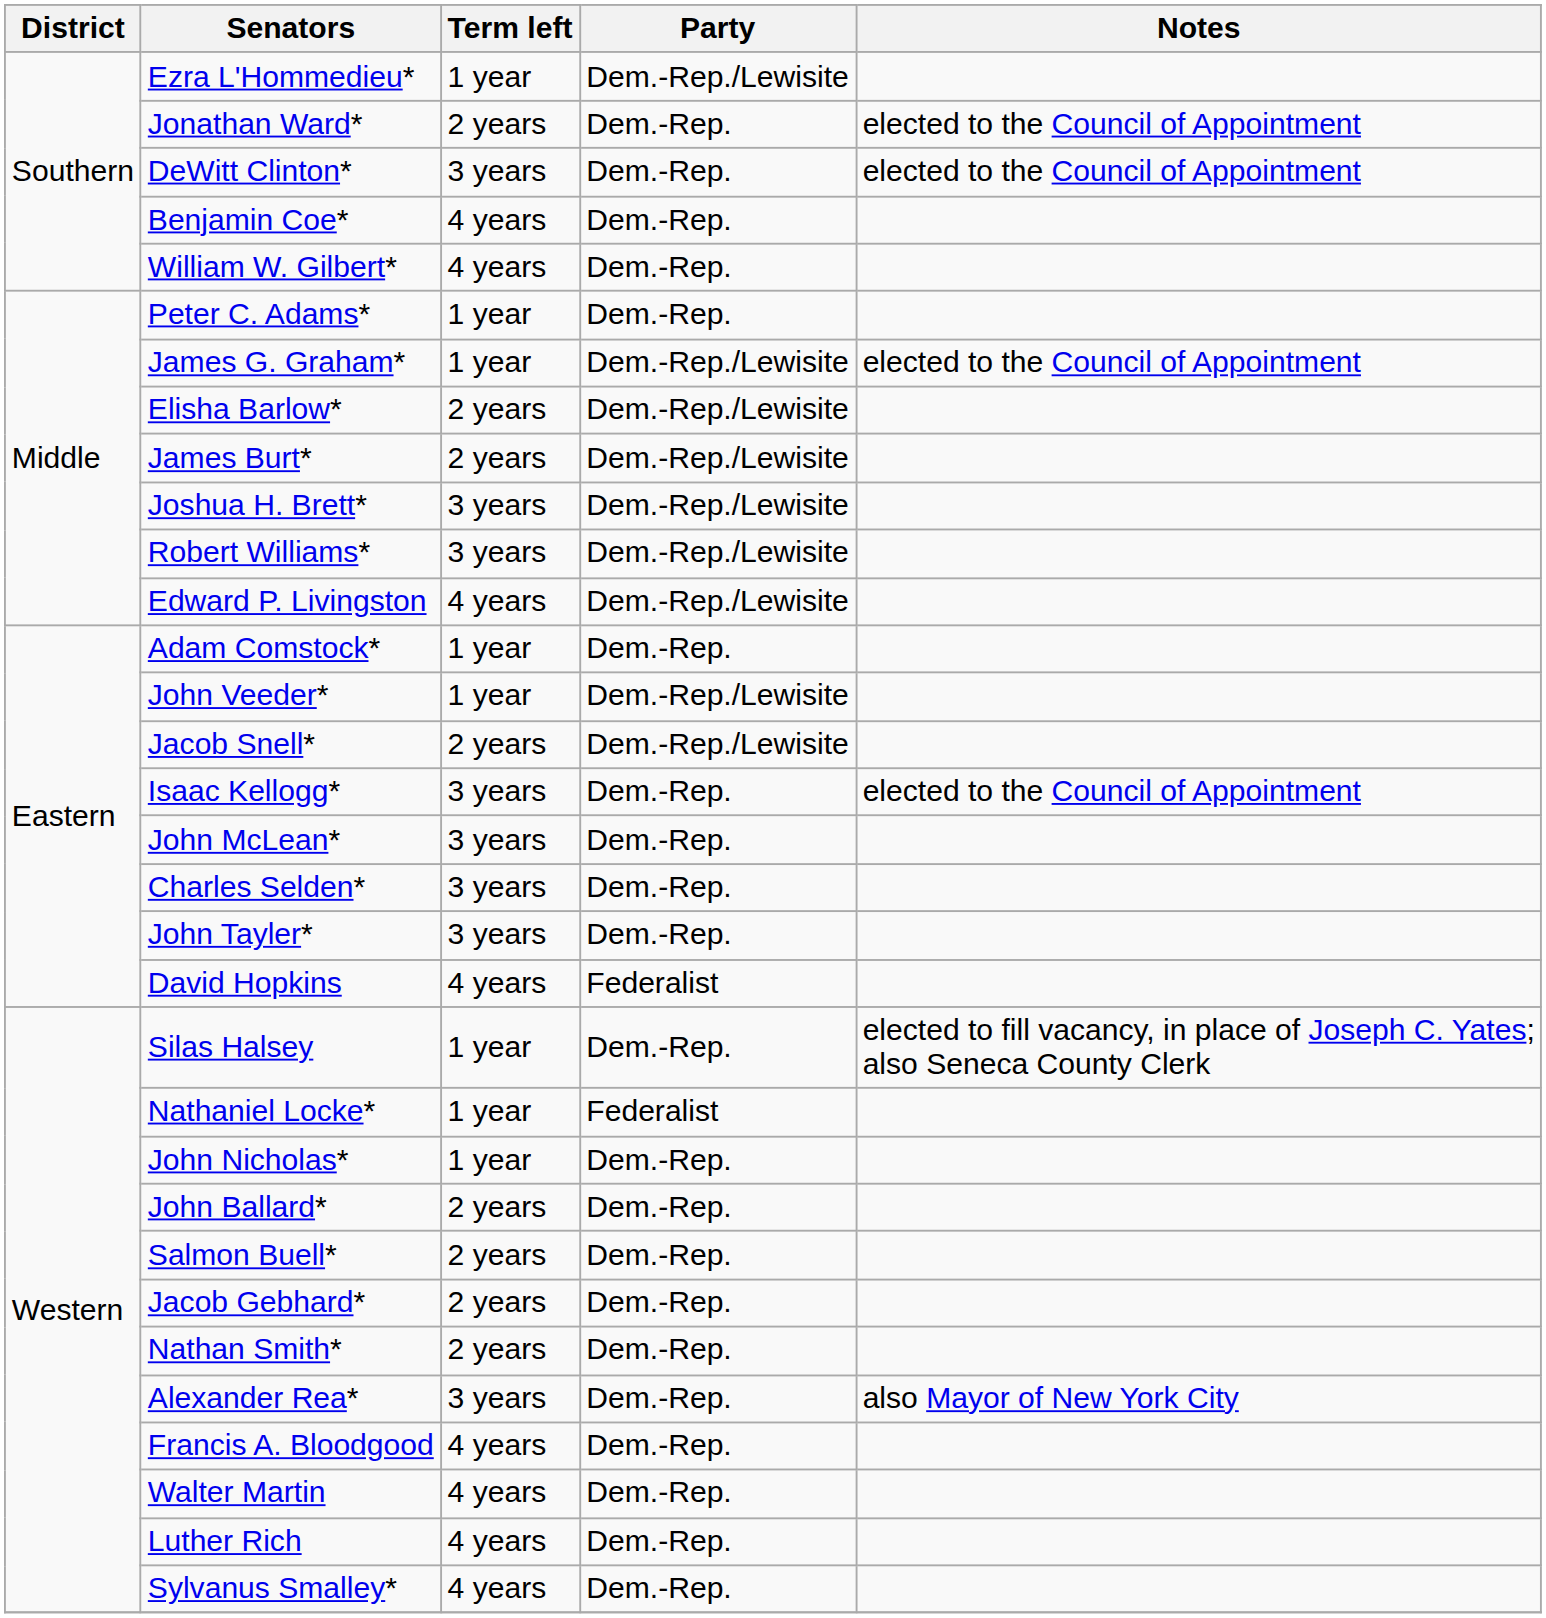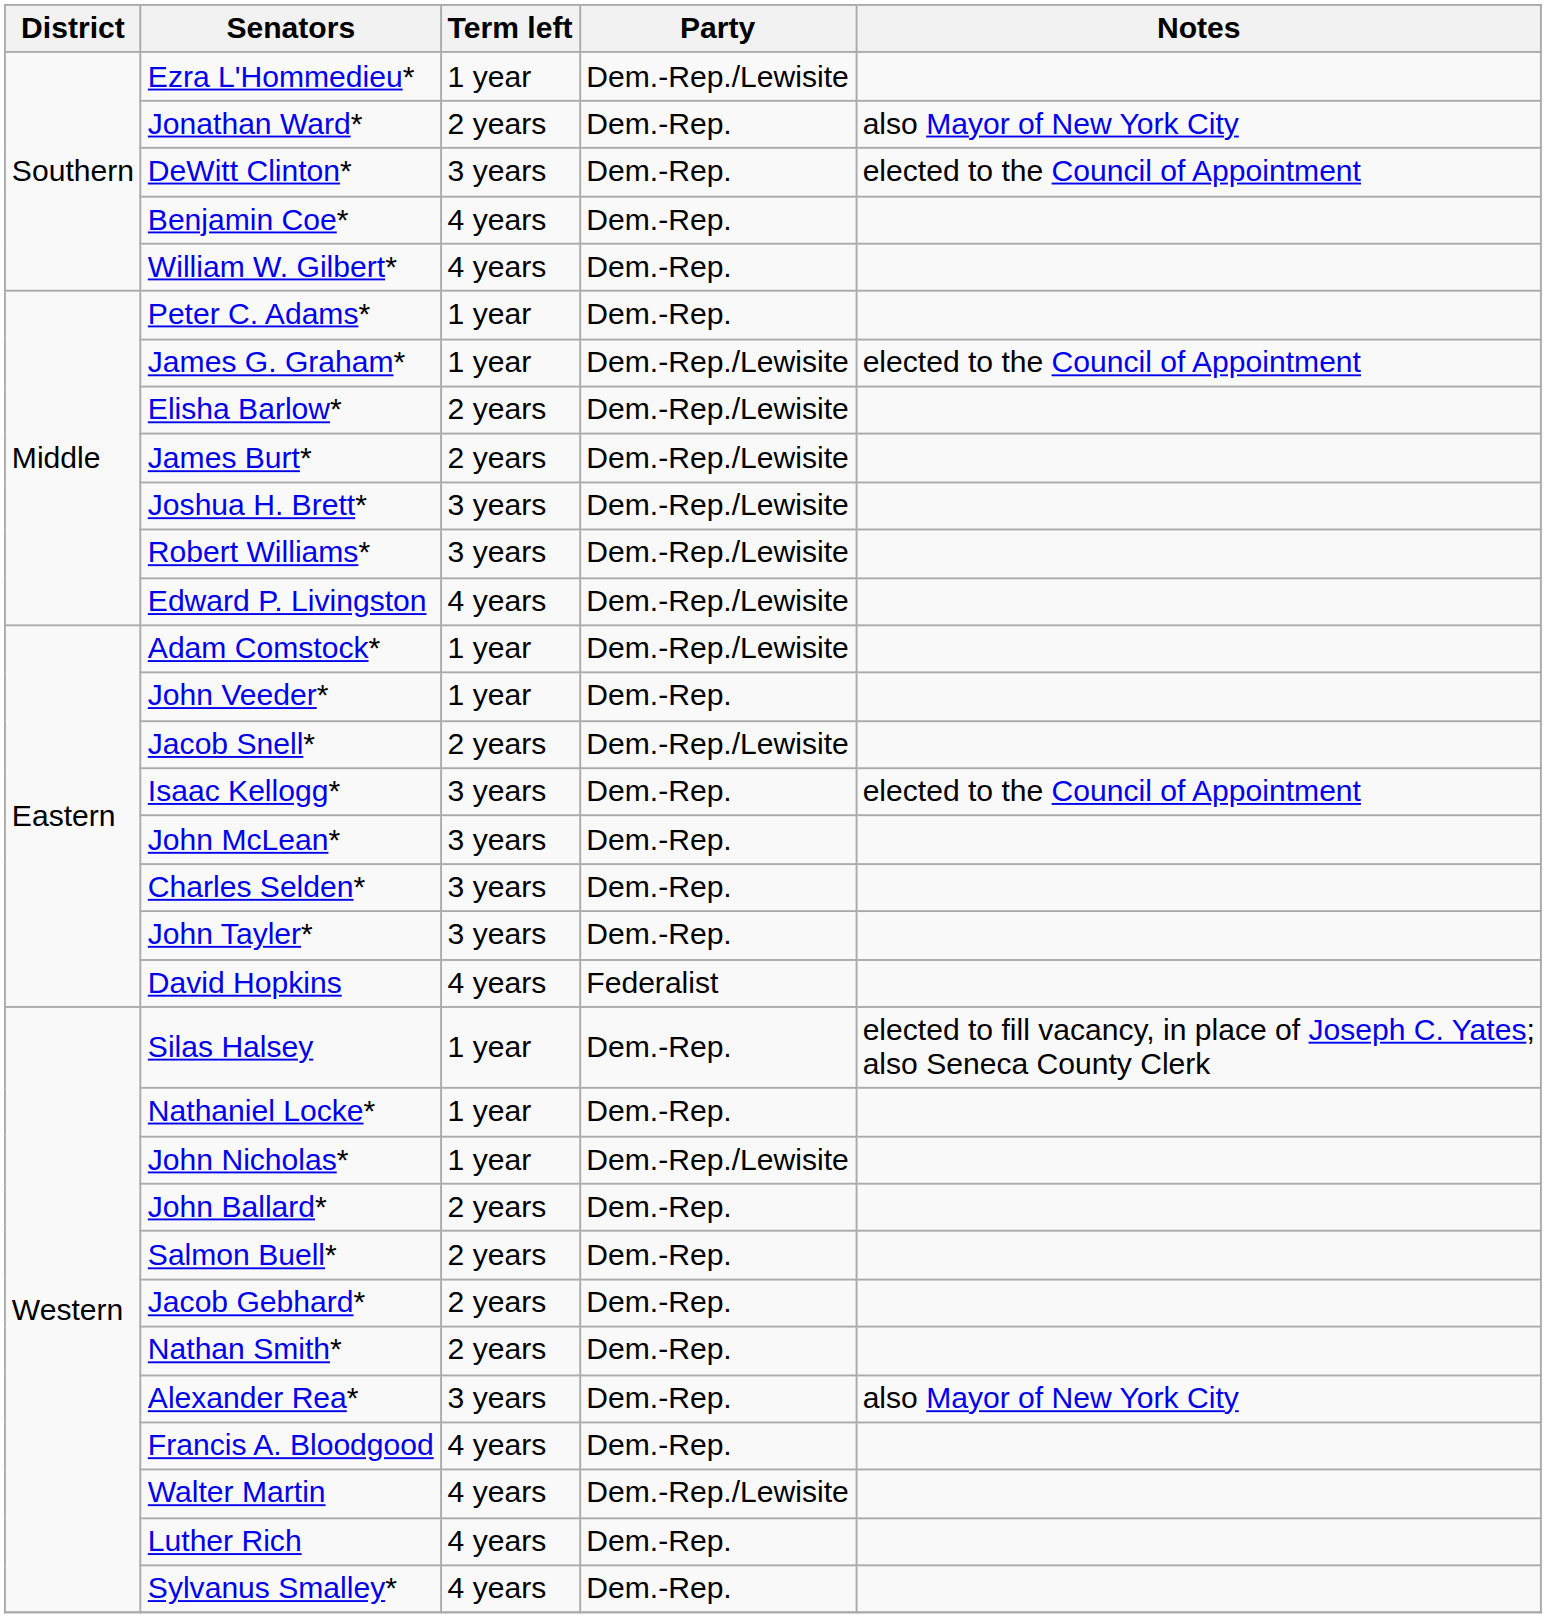(1112, 123) elected to the Council of Appointment -> (1051, 123) also Mayor of New York City
(659, 648) Dem.-Rep. -> (718, 648) Dem.-Rep./Lewisite
(718, 696) Dem.-Rep./Lewisite -> (659, 696) Dem.-Rep.
(652, 1111) Federalist -> (659, 1111) Dem.-Rep.
(659, 1159) Dem.-Rep. -> (718, 1159) Dem.-Rep./Lewisite
(659, 1493) Dem.-Rep. -> (718, 1493) Dem.-Rep./Lewisite
